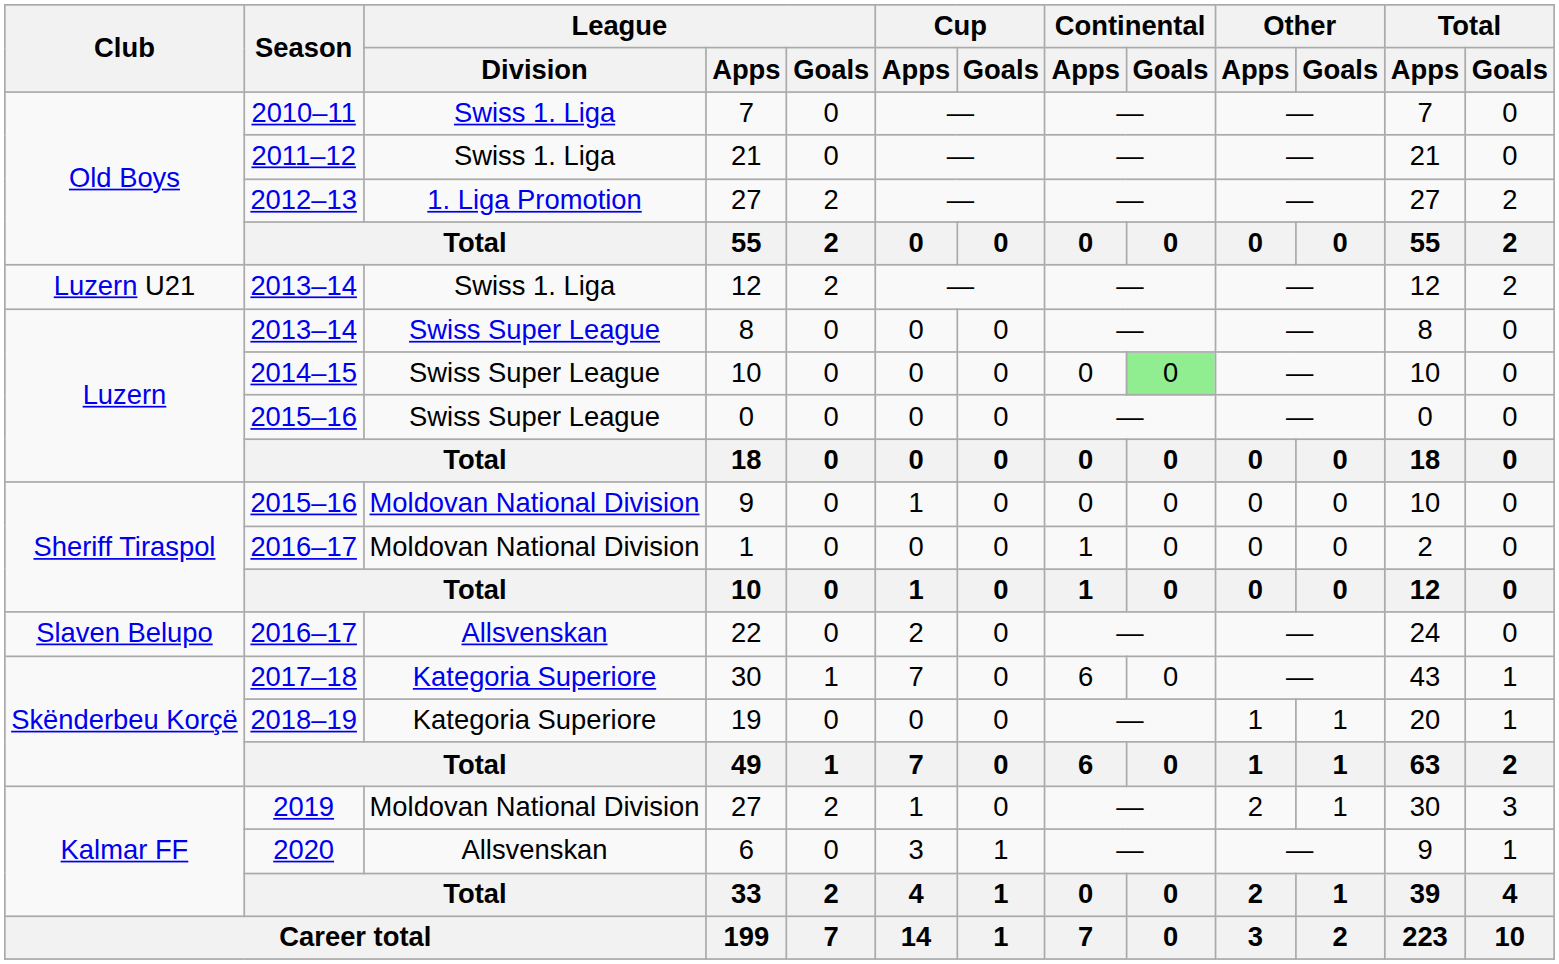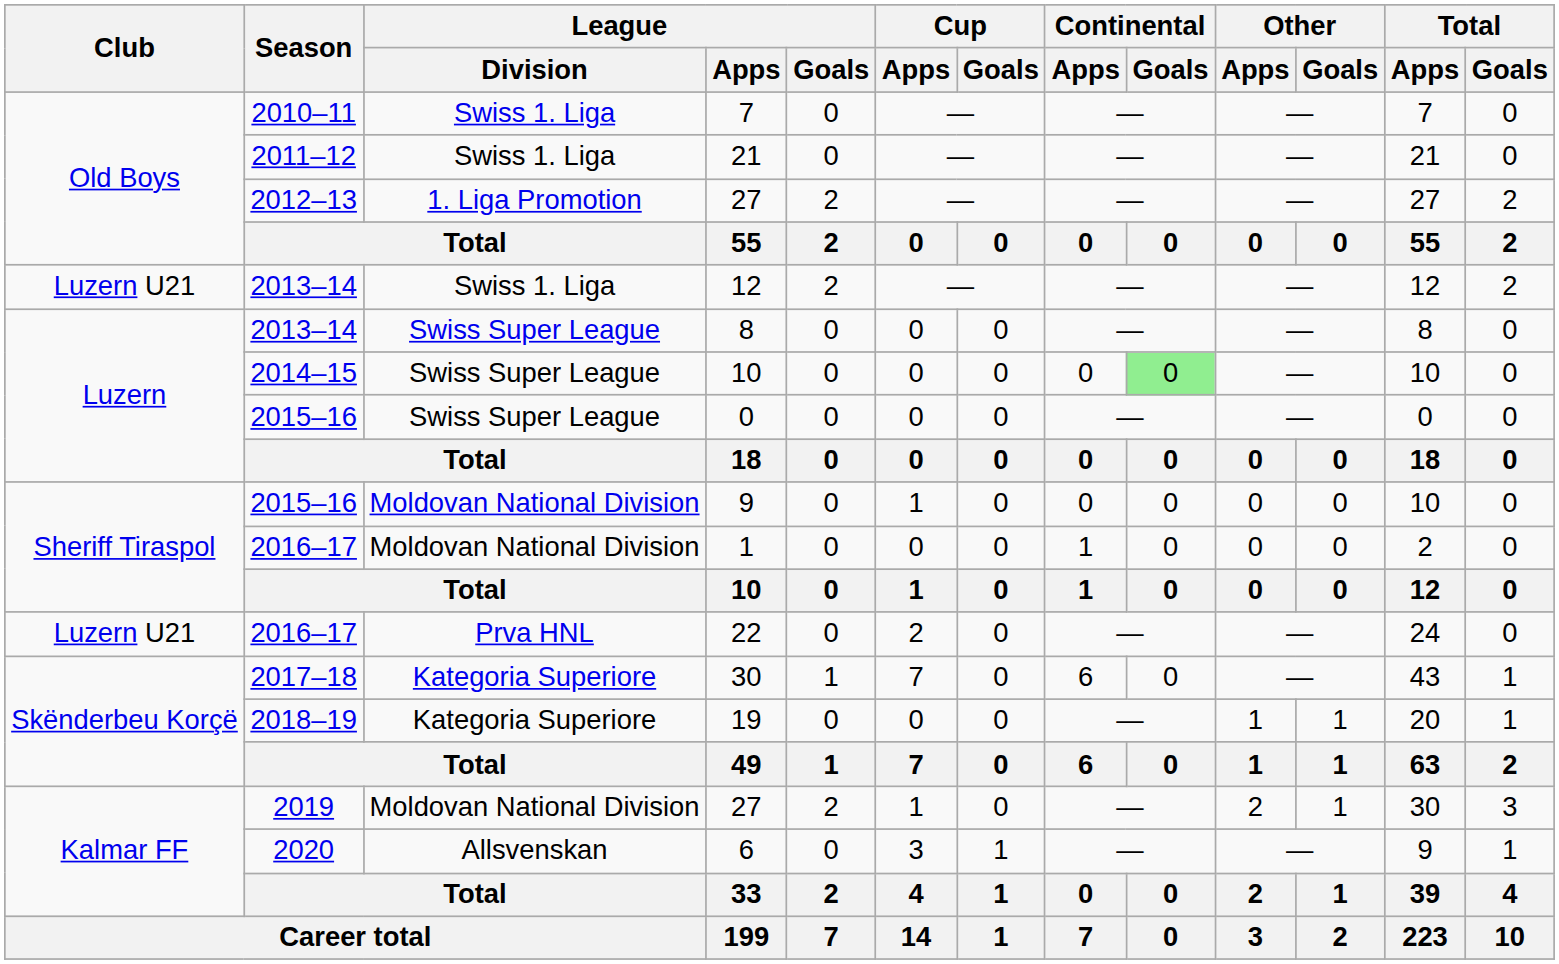(124, 633) Slaven Belupo -> (124, 633) Luzern U21
(535, 633) Allsvenskan -> (535, 633) Prva HNL
